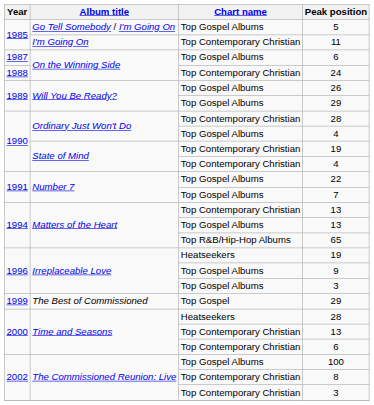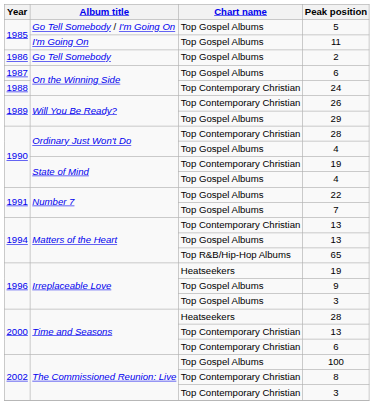(241, 42) Top Contemporary Christian -> (222, 42) Top Gospel Albums
+ row: (72, 57)
(222, 88) Top Gospel Albums -> (241, 103) Top Contemporary Christian
(241, 164) Top Contemporary Christian -> (222, 179) Top Gospel Albums
- row: (90, 301)
